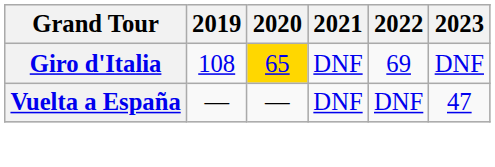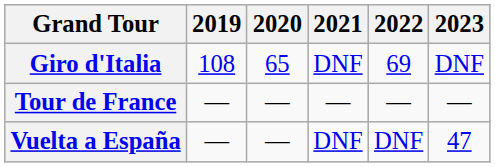(277, 63) gold background -> (277, 63) no background
+ row: (96, 102)
